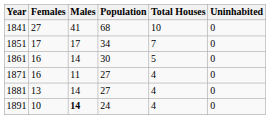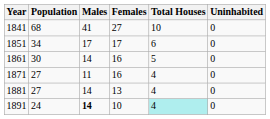columns swapped: (123, 12) <-> (48, 12)
(154, 43) 7 -> (154, 43) 6
(154, 106) no background -> (154, 106) paleturquoise background
